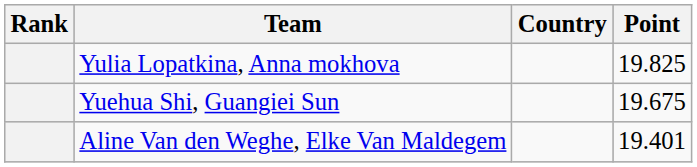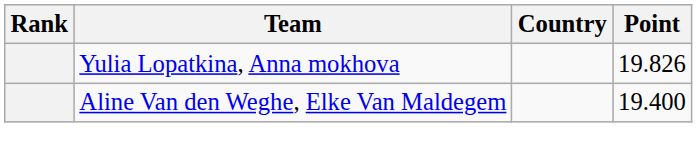(652, 63) 19.825 -> (652, 63) 19.826
- row: (209, 102)
(652, 141) 19.401 -> (652, 102) 19.400
